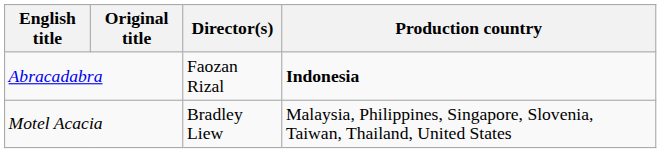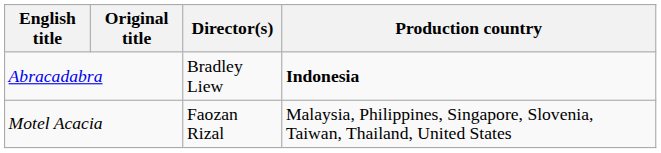(212, 76) Faozan Rizal -> (215, 76) Bradley Liew
(215, 123) Bradley Liew -> (212, 123) Faozan Rizal
